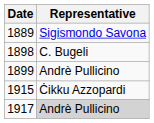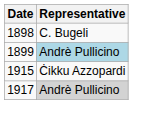- row: (20, 33)
(79, 71) no background -> (79, 52) lightblue background
